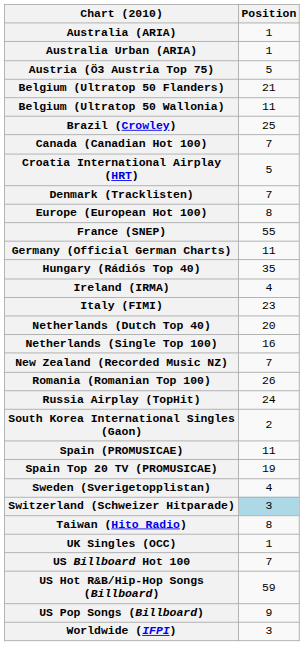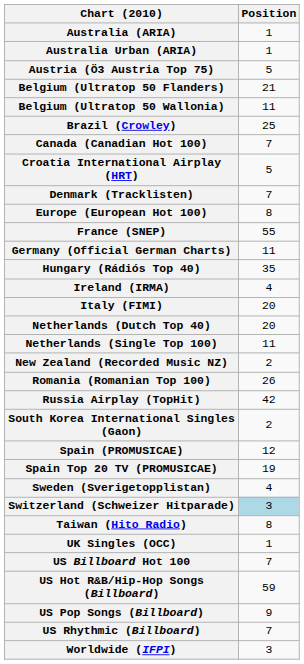(269, 307) 23 -> (269, 307) 20
(269, 344) 16 -> (269, 344) 11
(269, 363) 7 -> (269, 363) 2
(269, 400) 24 -> (269, 400) 42
(269, 450) 11 -> (269, 450) 12
+ row: (122, 631)
